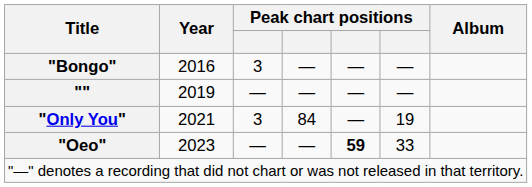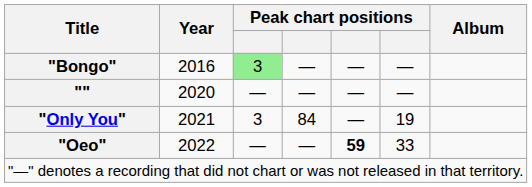(258, 66) no background -> (258, 66) lightgreen background
(196, 92) 2019 -> (196, 92) 2020
(196, 145) 2023 -> (196, 145) 2022
